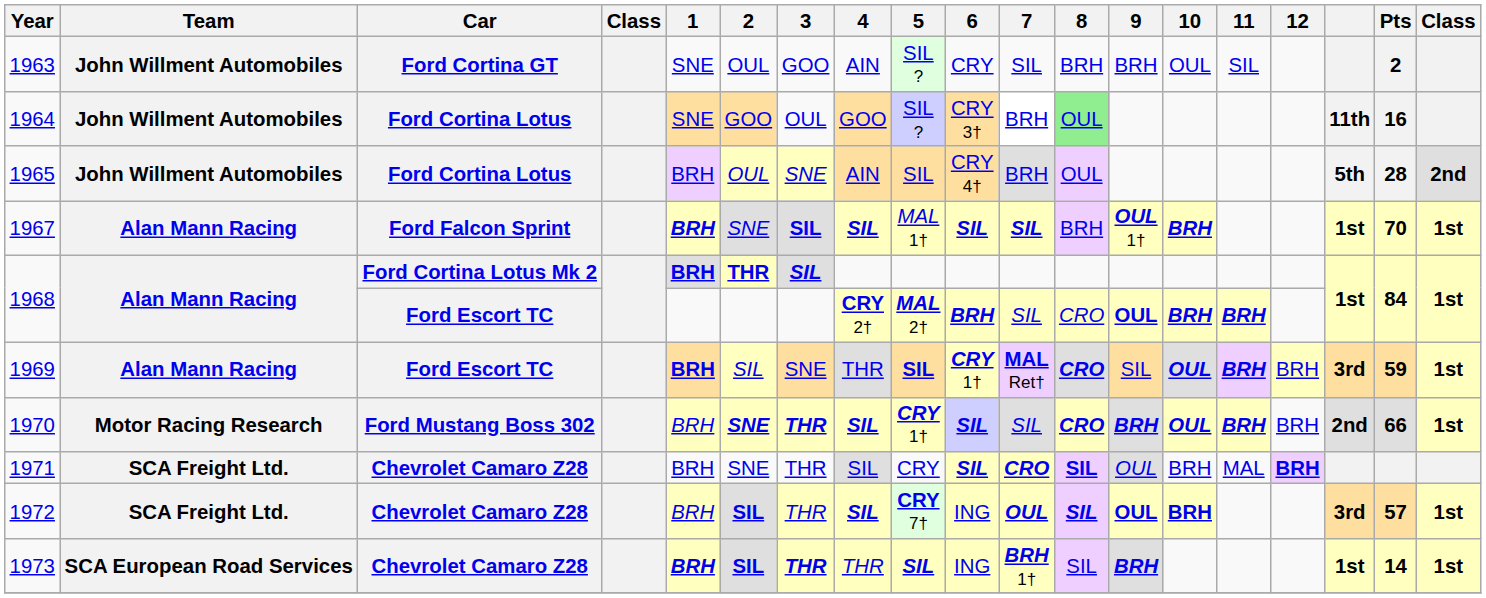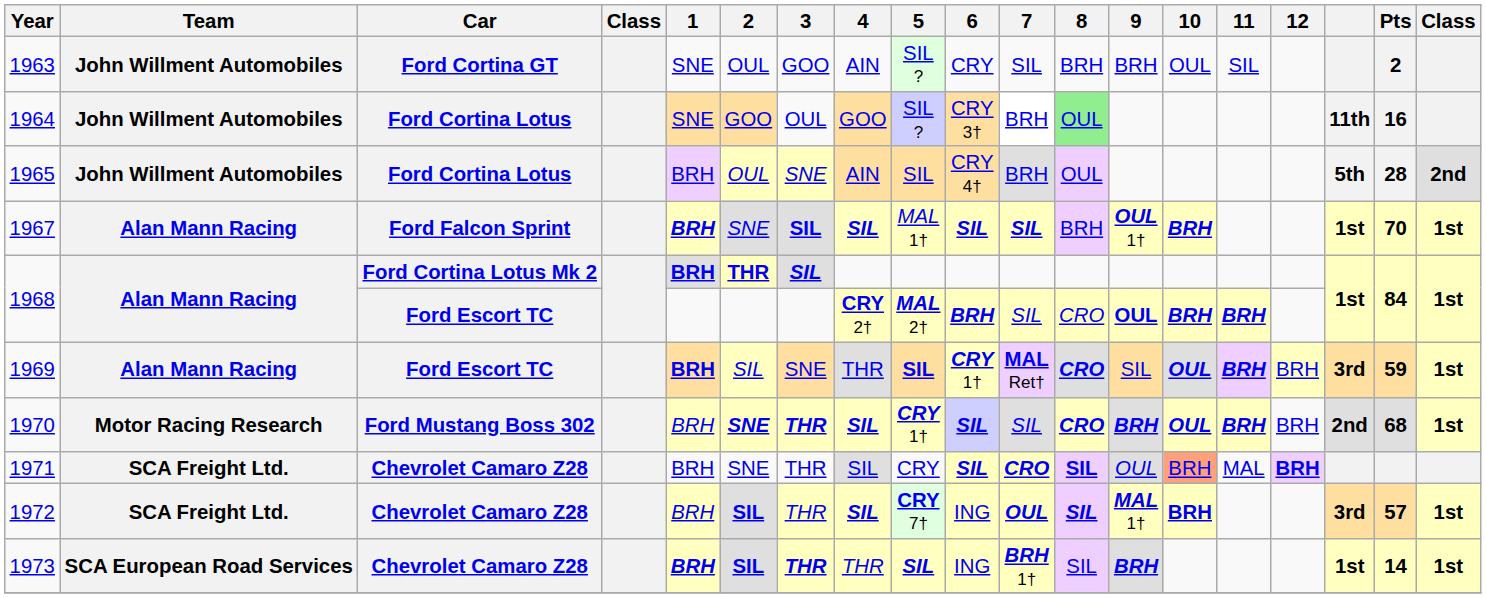(1396, 424) 66 -> (1396, 424) 68
(1190, 467) no background -> (1190, 467) lightsalmon background
(1136, 511) OUL -> (1136, 510) MAL 1†
